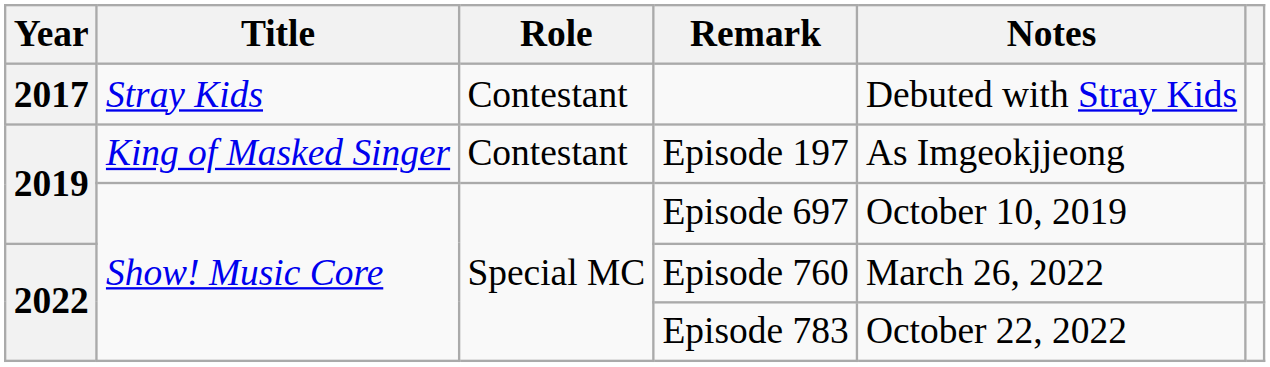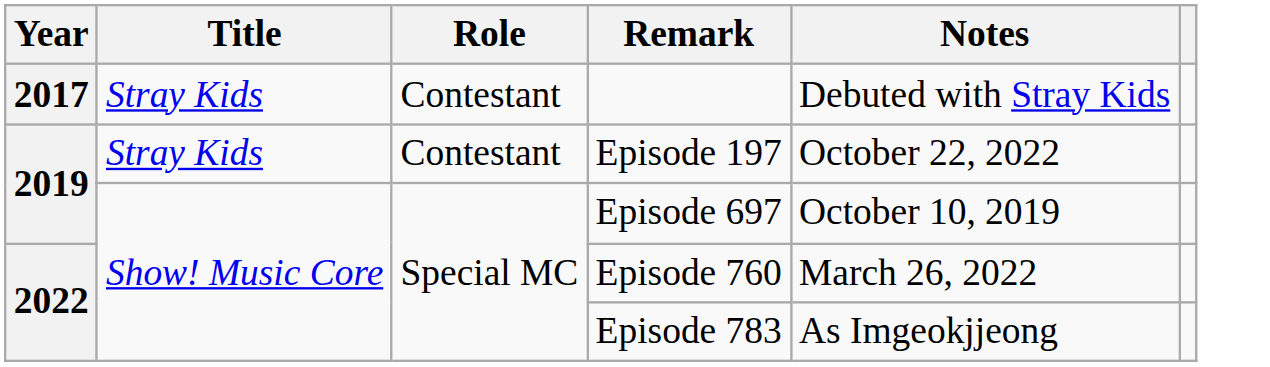(278, 152) King of Masked Singer -> (184, 152) Stray Kids
(995, 152) As Imgeokjjeong -> (930, 152) October 22, 2022
(996, 331) October 22, 2022 -> (928, 331) As Imgeokjjeong
